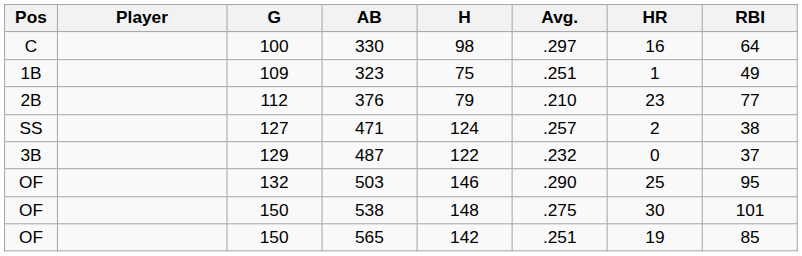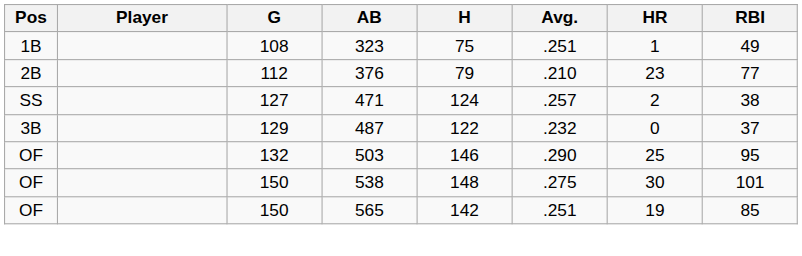- row: (369, 45)
(274, 73) 109 -> (274, 45) 108
